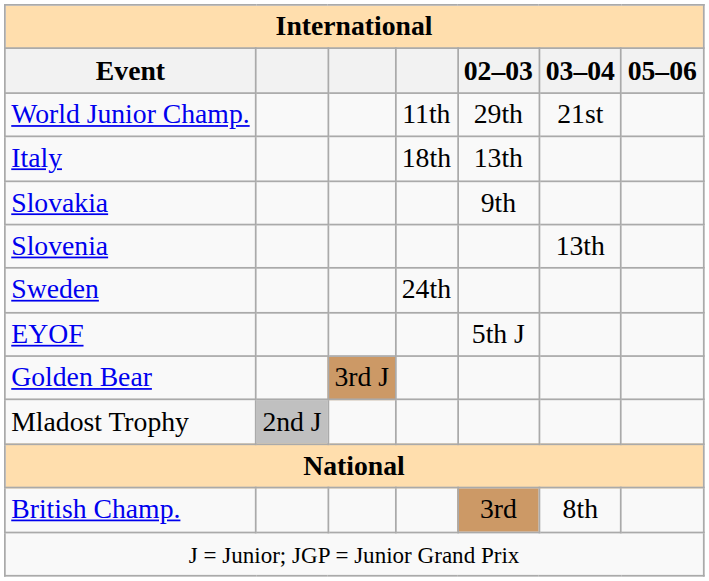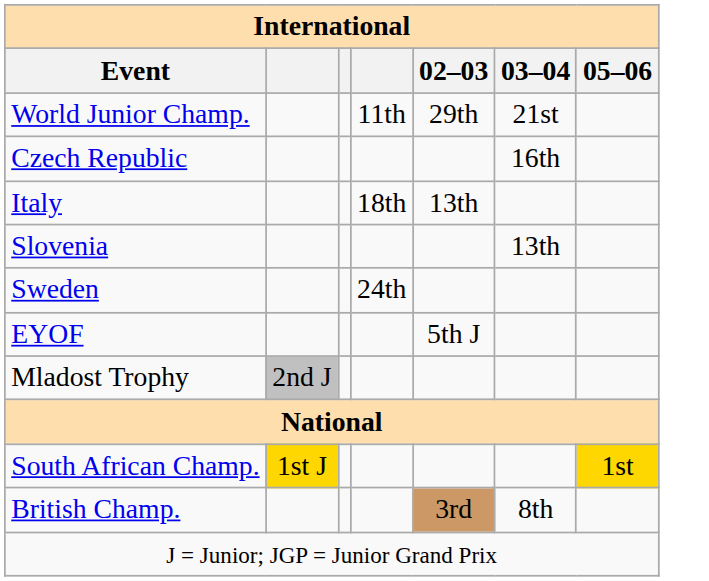+ row: (99, 158)
- row: (60, 202)
- row: (82, 377)
+ row: (135, 465)
